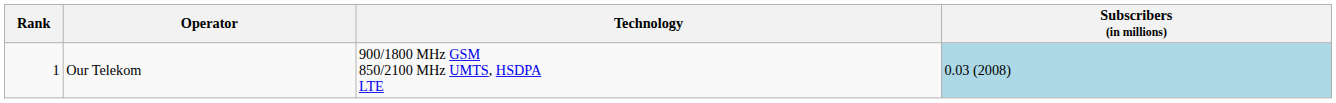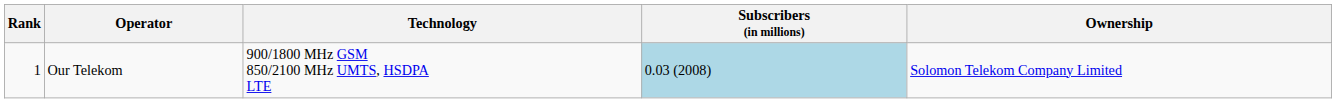+ column: (1119, 23)
